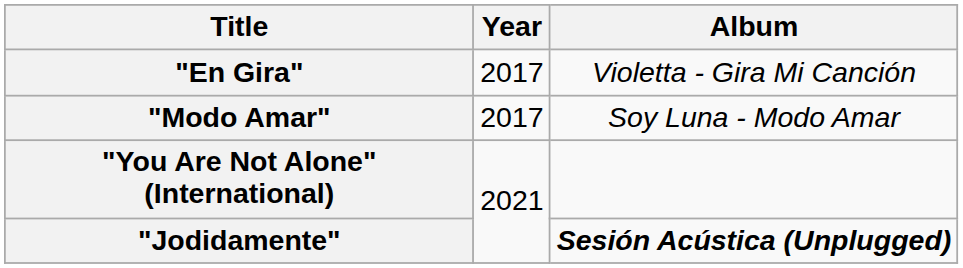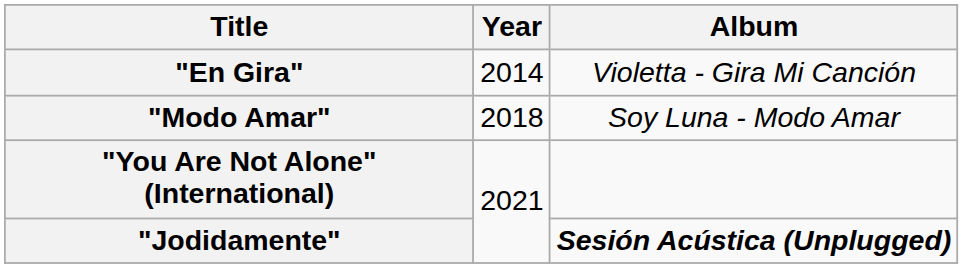(512, 72) 2017 -> (512, 72) 2014
(512, 117) 2017 -> (512, 117) 2018
